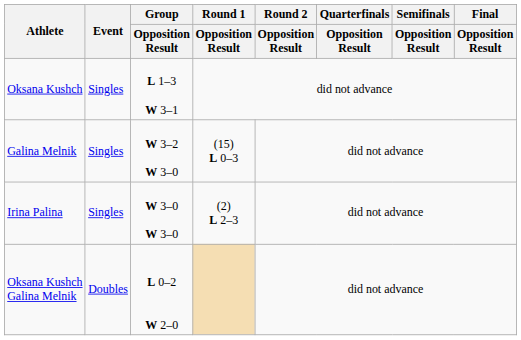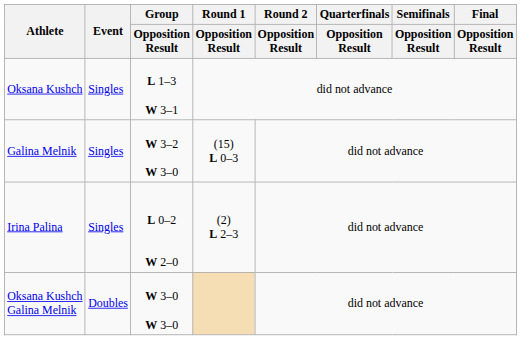(162, 220) W 3–0 W 3–0 -> (162, 241) L 0–2 W 2–0
(162, 303) L 0–2 W 2–0 -> (162, 310) W 3–0 W 3–0
